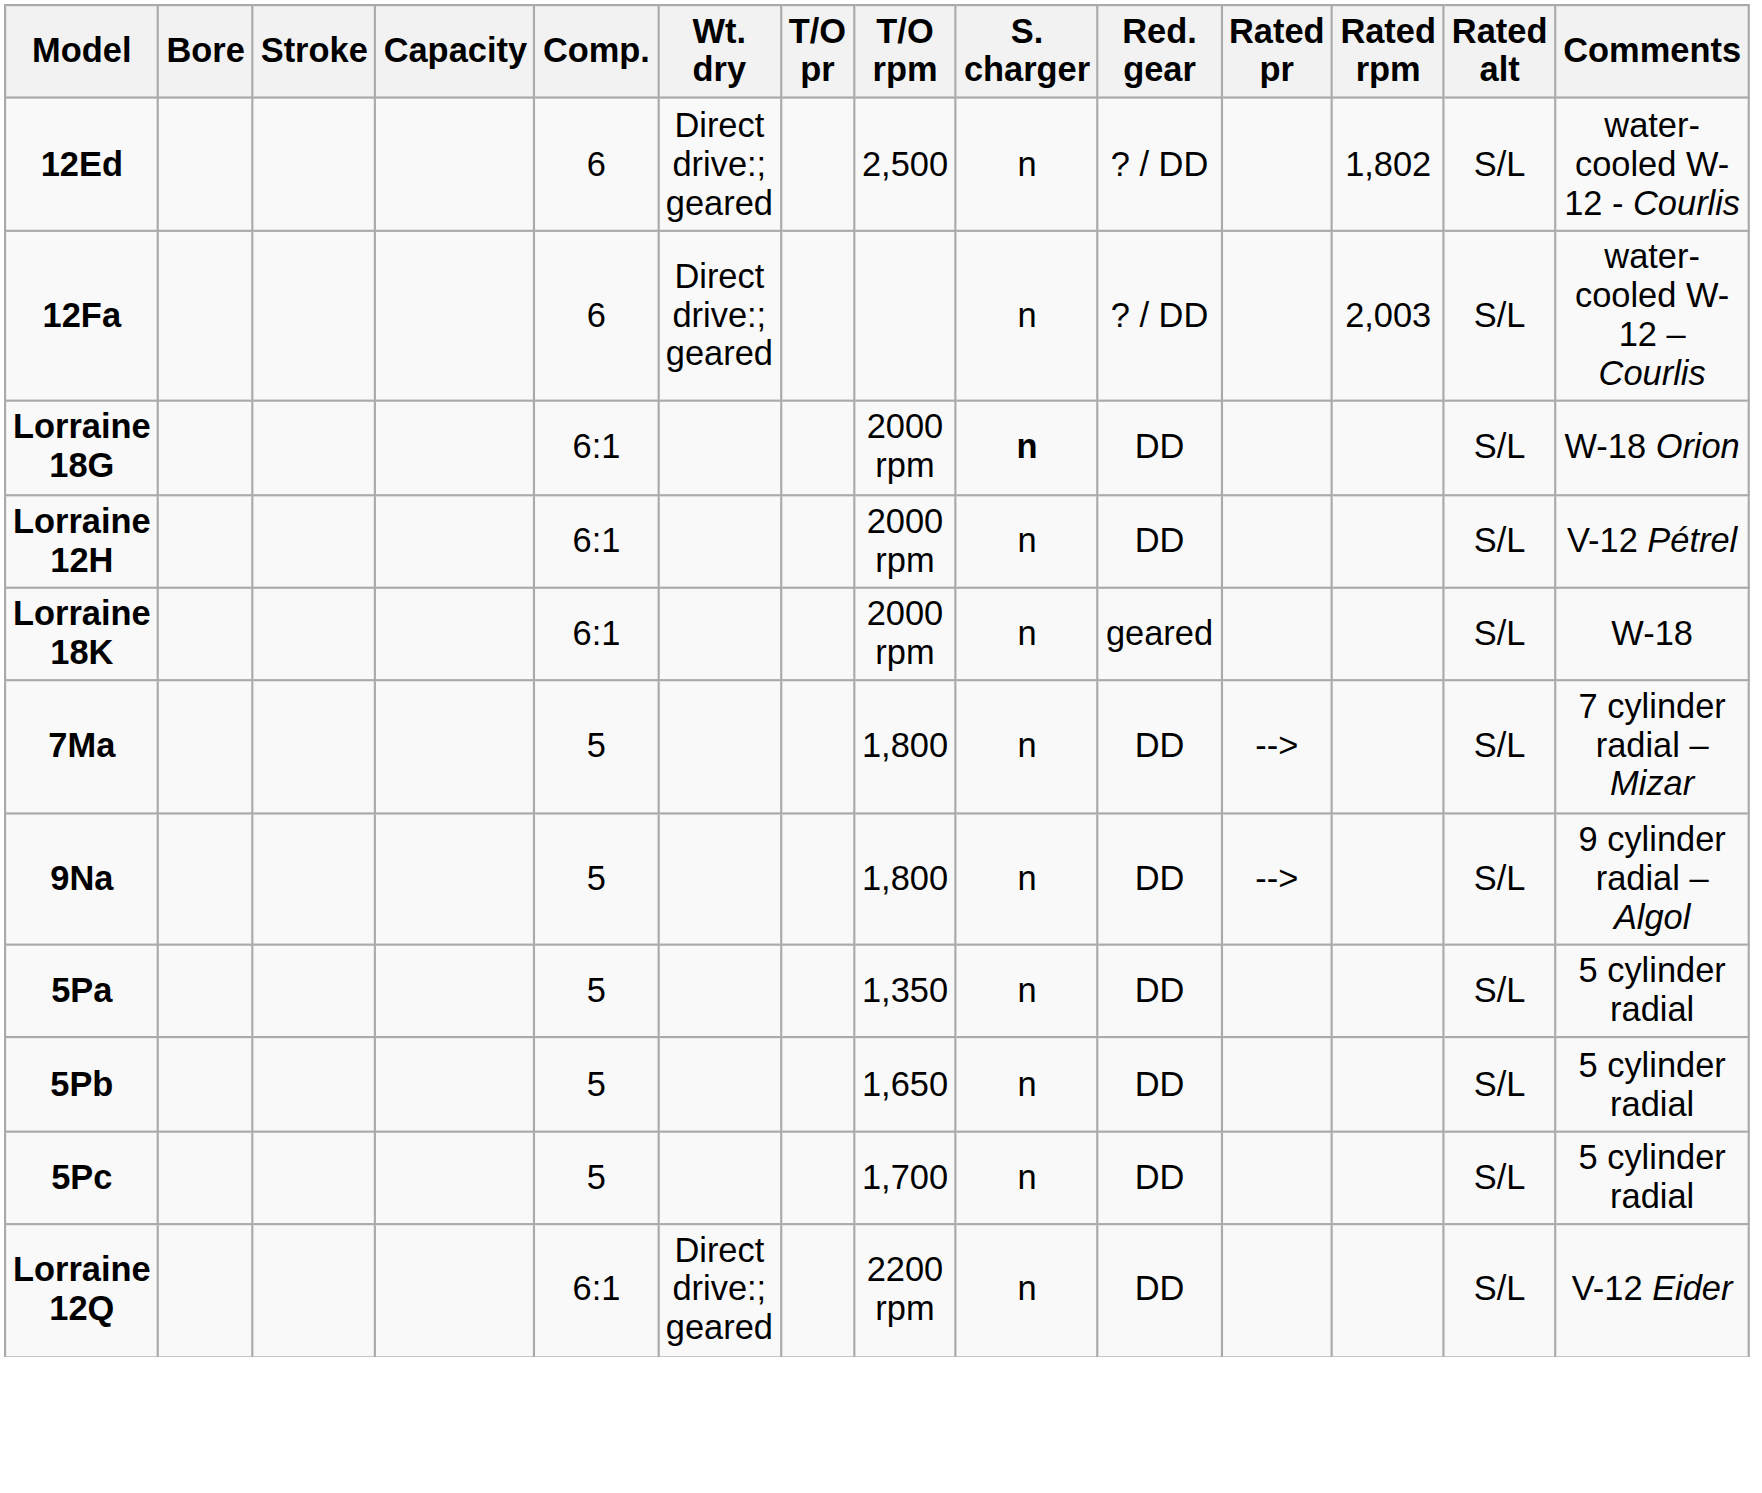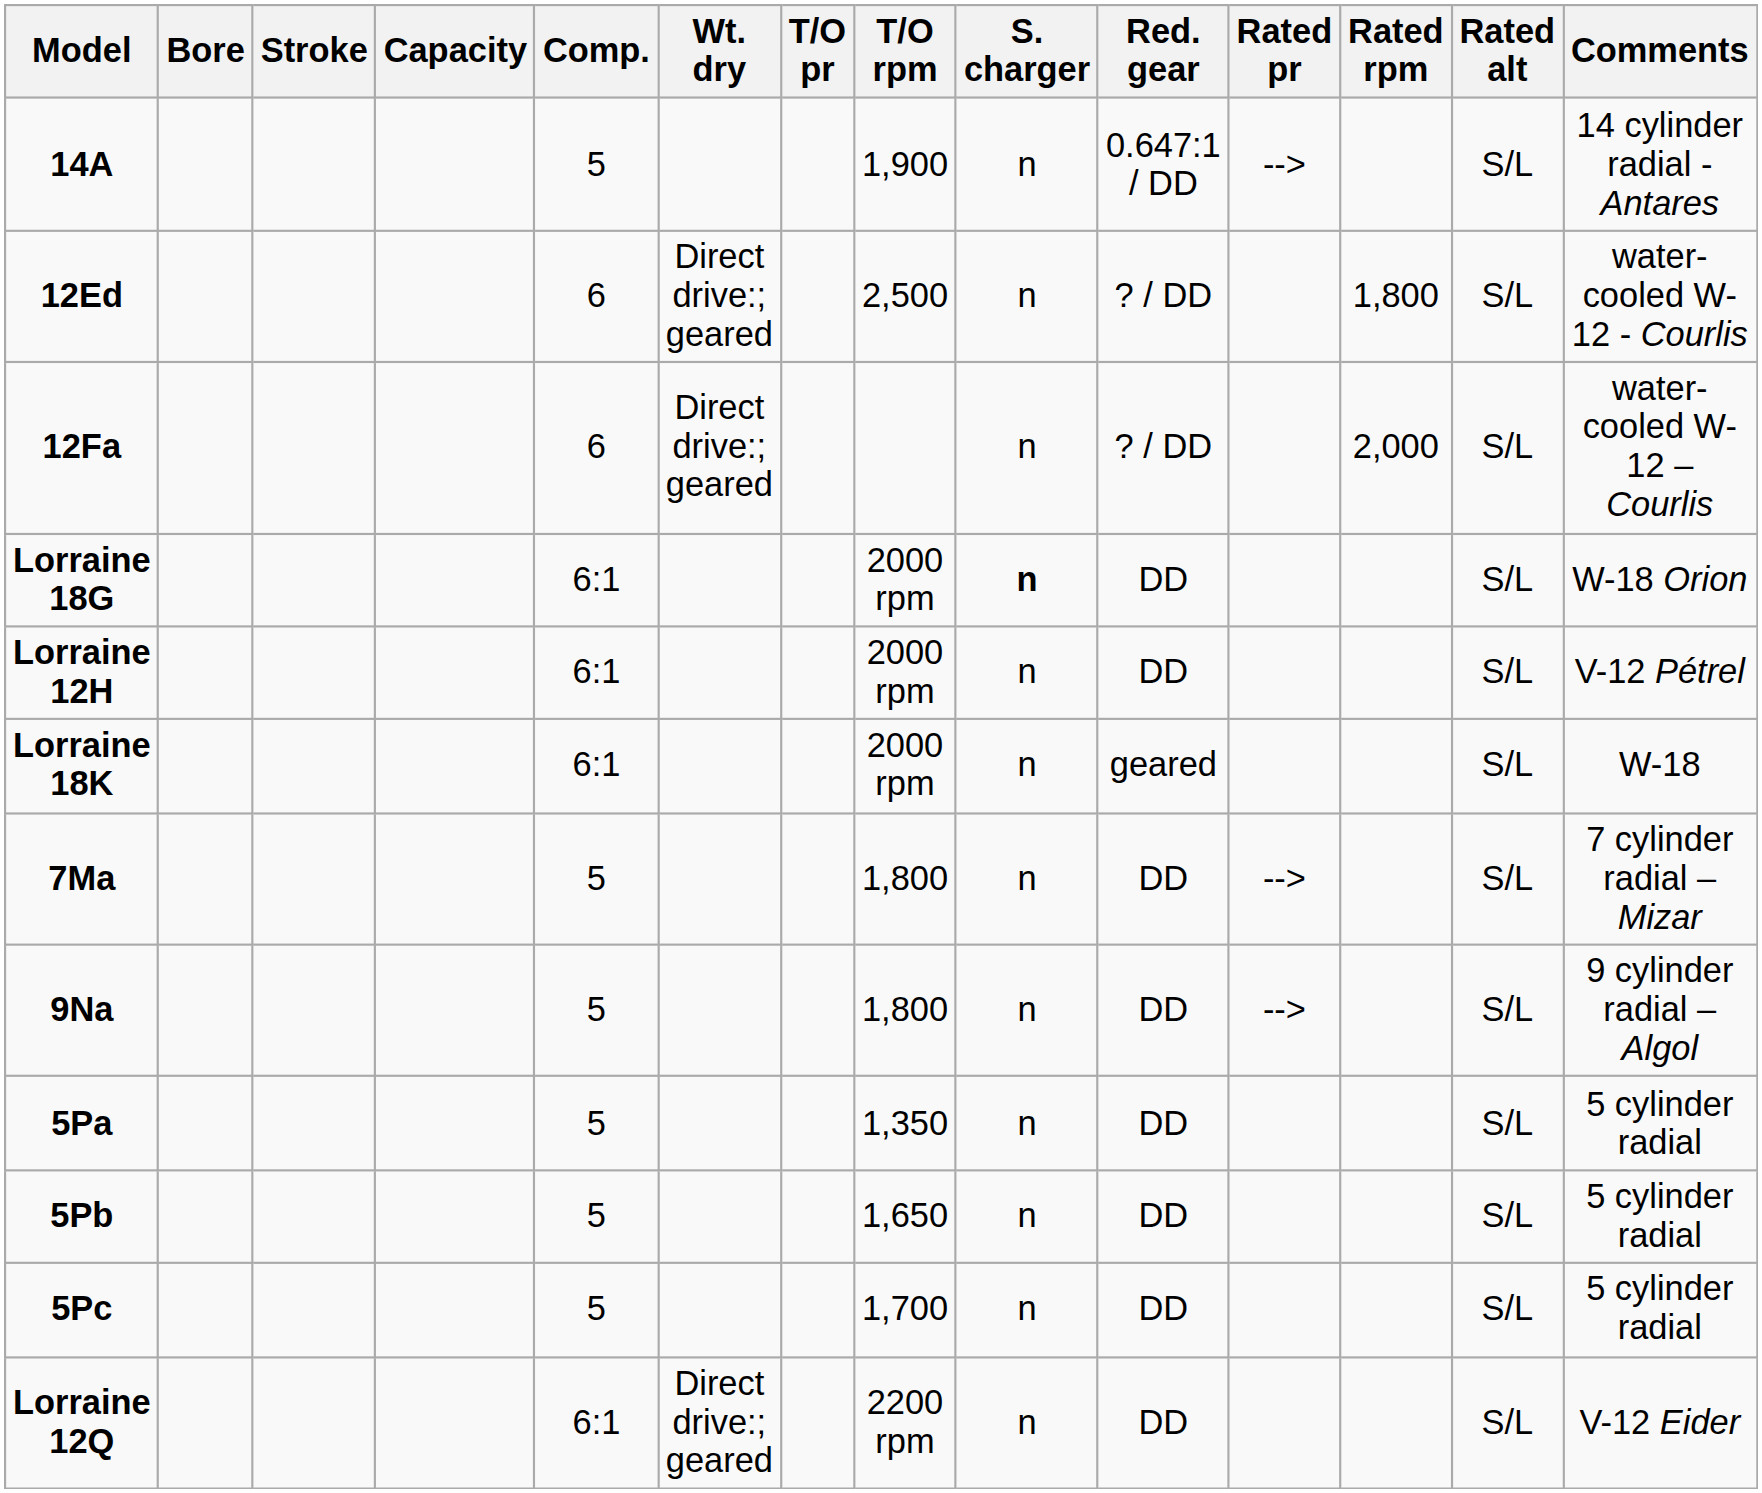+ row: (82, 163)
(1388, 163) 1,802 -> (1396, 295) 1,800
(1388, 315) 2,003 -> (1396, 446) 2,000
